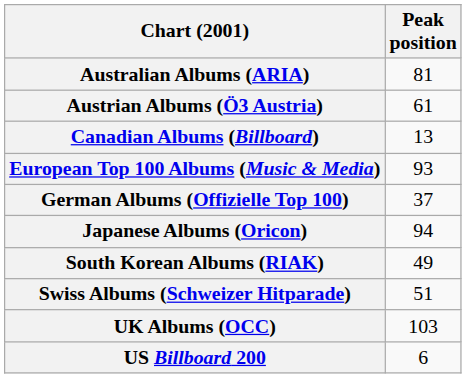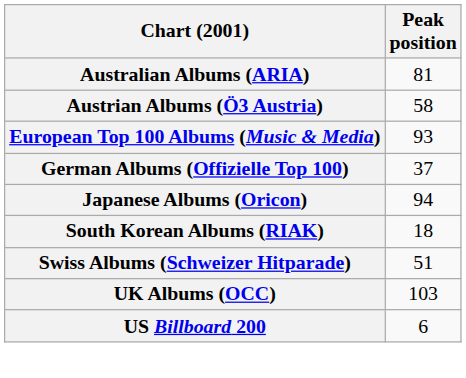(423, 105) 61 -> (423, 105) 58
- row: (195, 136)
(423, 262) 49 -> (423, 231) 18
